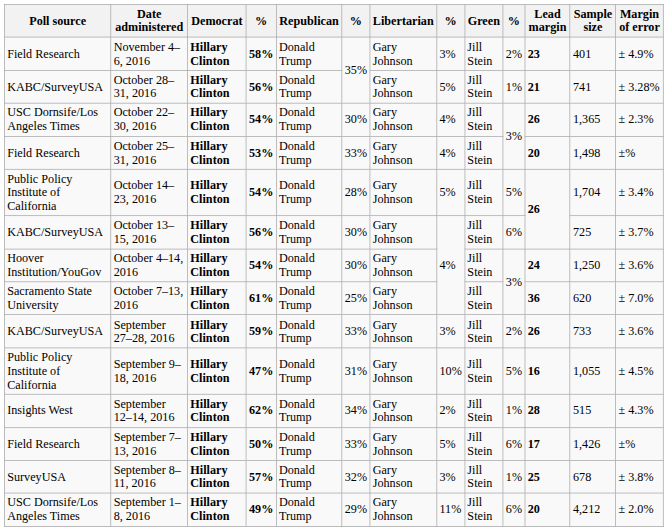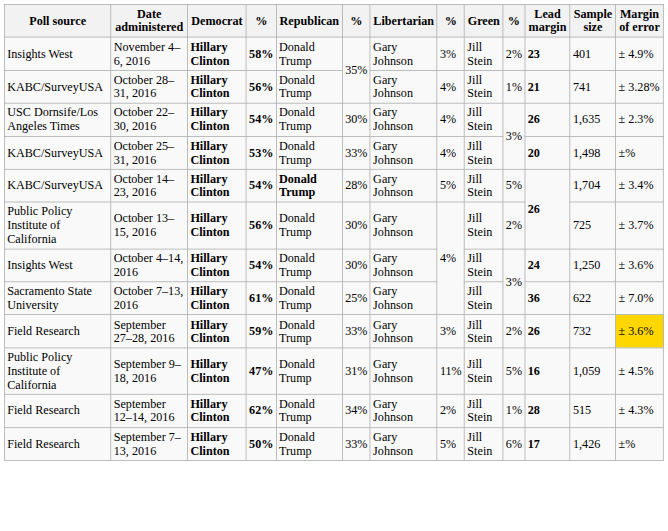(43, 53) Field Research -> (40, 53) Insights West
(448, 86) 5% -> (448, 86) 4%
(587, 119) 1,365 -> (587, 119) 1,635
(43, 152) Field Research -> (55, 152) KABC/SurveyUSA
(40, 192) Public Policy Institute of California -> (55, 185) KABC/SurveyUSA
(297, 192) normal -> (298, 185) bold
(55, 232) KABC/SurveyUSA -> (40, 225) Public Policy Institute of California
(514, 232) 6% -> (514, 225) 2%
(54, 265) Hoover Institution/YouGov -> (40, 265) Insights West
(582, 298) 620 -> (582, 298) 622
(55, 331) KABC/SurveyUSA -> (43, 331) Field Research
(582, 331) 733 -> (582, 331) 732
(636, 331) no background -> (636, 331) gold background
(451, 371) 10% -> (451, 371) 11%
(587, 371) 1,055 -> (587, 371) 1,059
(40, 410) Insights West -> (43, 410) Field Research
- row: (147, 476)
- row: (147, 509)
